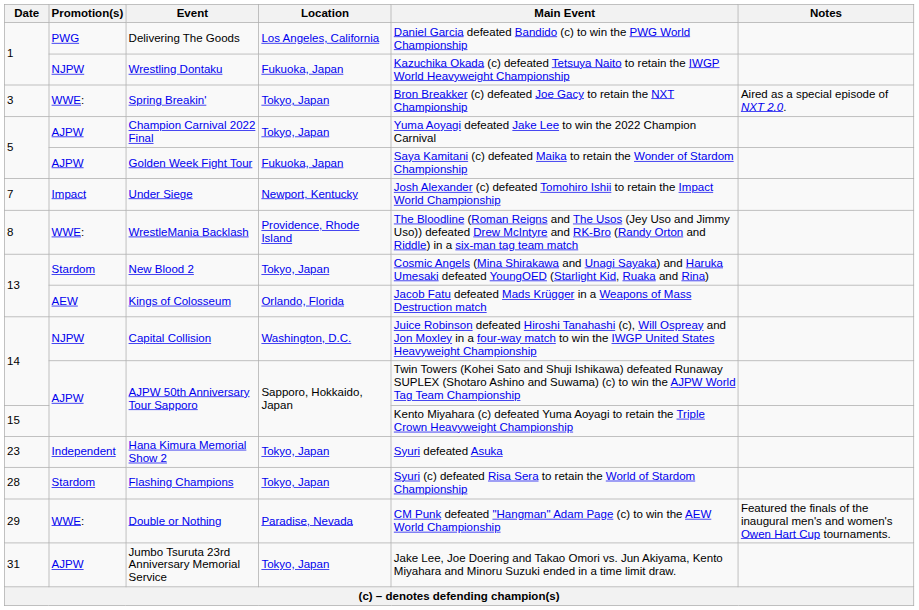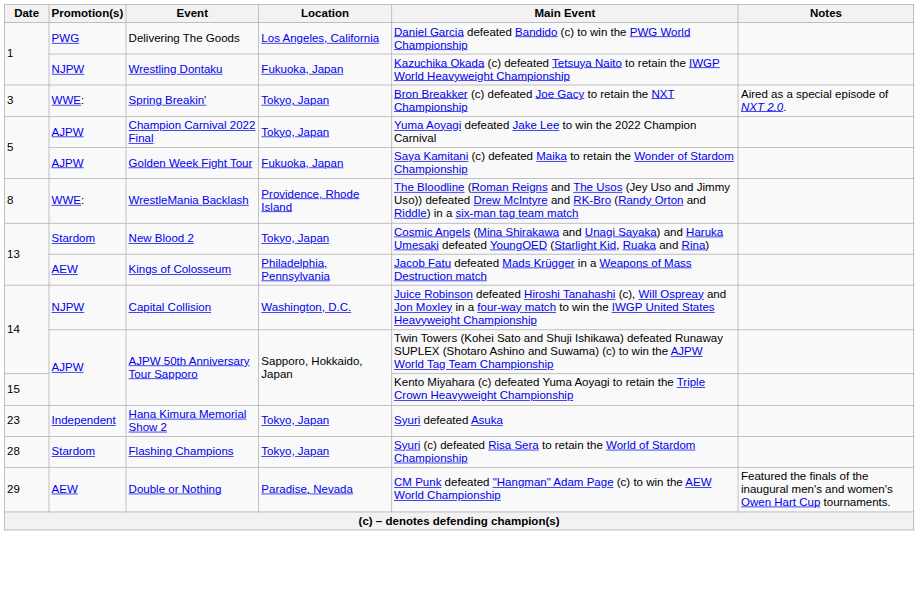- row: (10, 194)
(303, 301) Orlando, Florida -> (296, 269) Philadelphia, Pennsylvania
(68, 520) WWE: -> (65, 489) AEW
- row: (13, 565)
